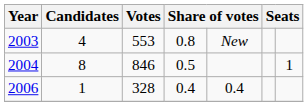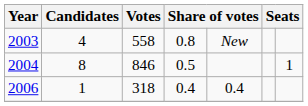(143, 40) 553 -> (143, 40) 558
(143, 88) 328 -> (143, 88) 318
